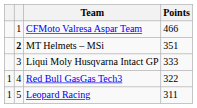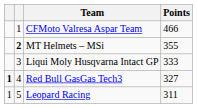(171, 46) 351 -> (171, 46) 355
(9, 79) normal -> (9, 79) bold
(171, 79) 322 -> (171, 79) 327
